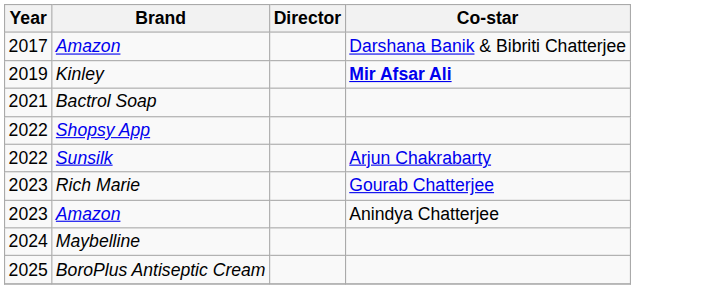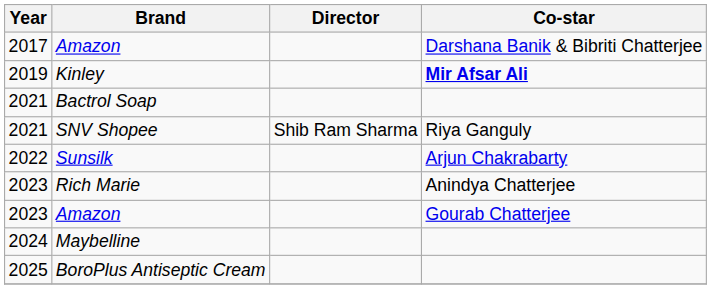+ row: (28, 130)
- row: (28, 130)
(422, 185) Gourab Chatterjee -> (500, 185) Anindya Chatterjee
(424, 213) Anindya Chatterjee -> (498, 213) Gourab Chatterjee
